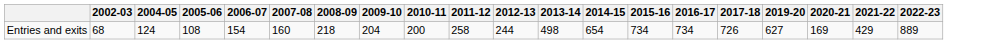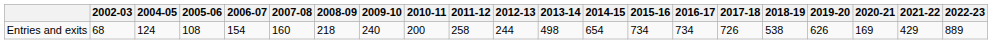+ column: (785, 13)
(371, 30) 204 -> (371, 30) 240
(774, 30) 627 -> (819, 30) 626
